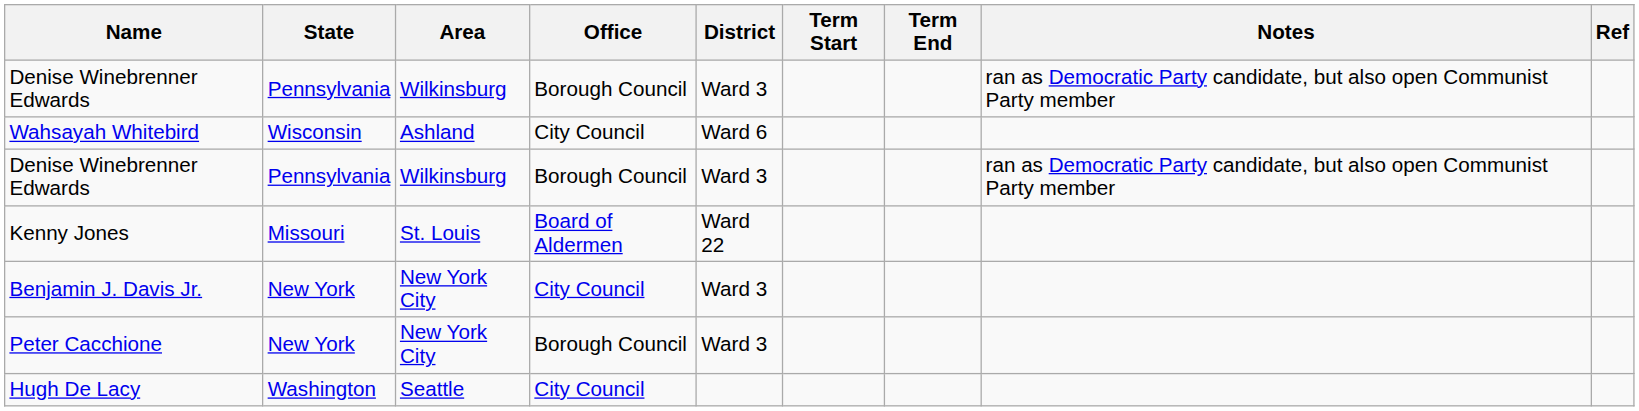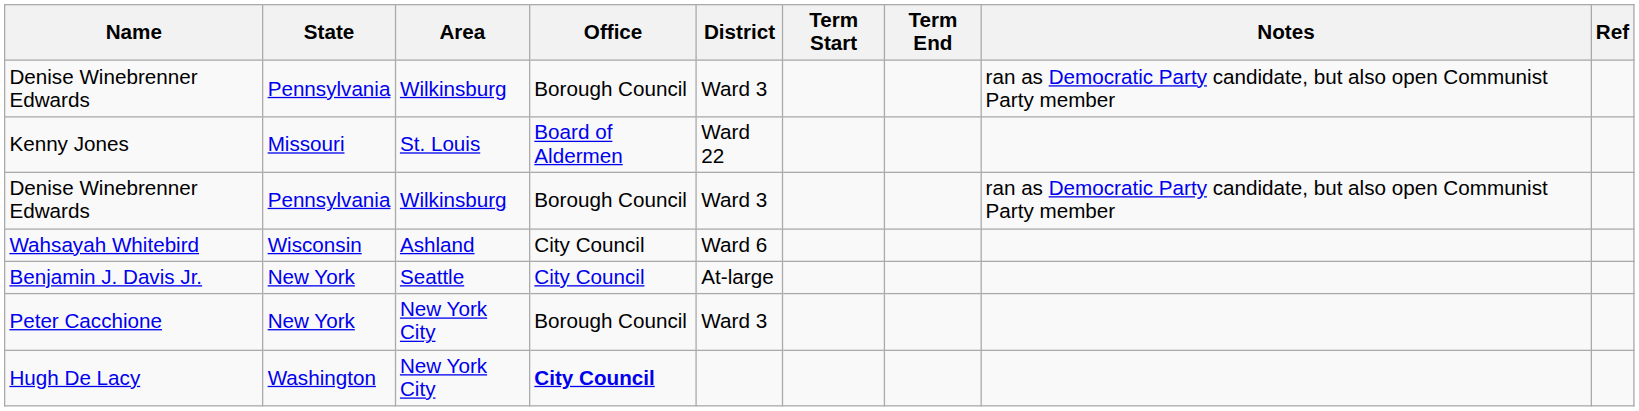rows swapped: (104, 132) <-> (69, 233)
(444, 289) New York City -> (432, 277) Seattle
(734, 289) Ward 3 -> (737, 277) At-large
(432, 389) Seattle -> (444, 377) New York City
(589, 389) normal -> (595, 377) bold
